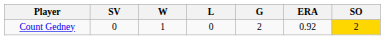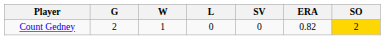columns swapped: (259, 12) <-> (114, 12)
(308, 27) 0.92 -> (308, 27) 0.82
